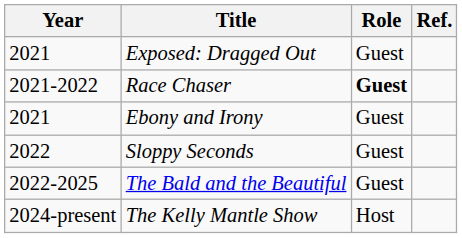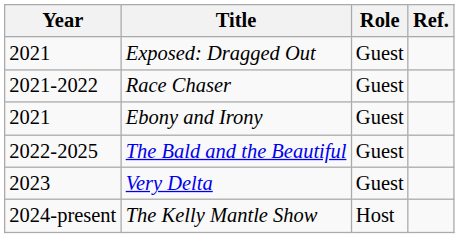(381, 85) bold -> (380, 85) normal
- row: (190, 150)
+ row: (169, 183)
